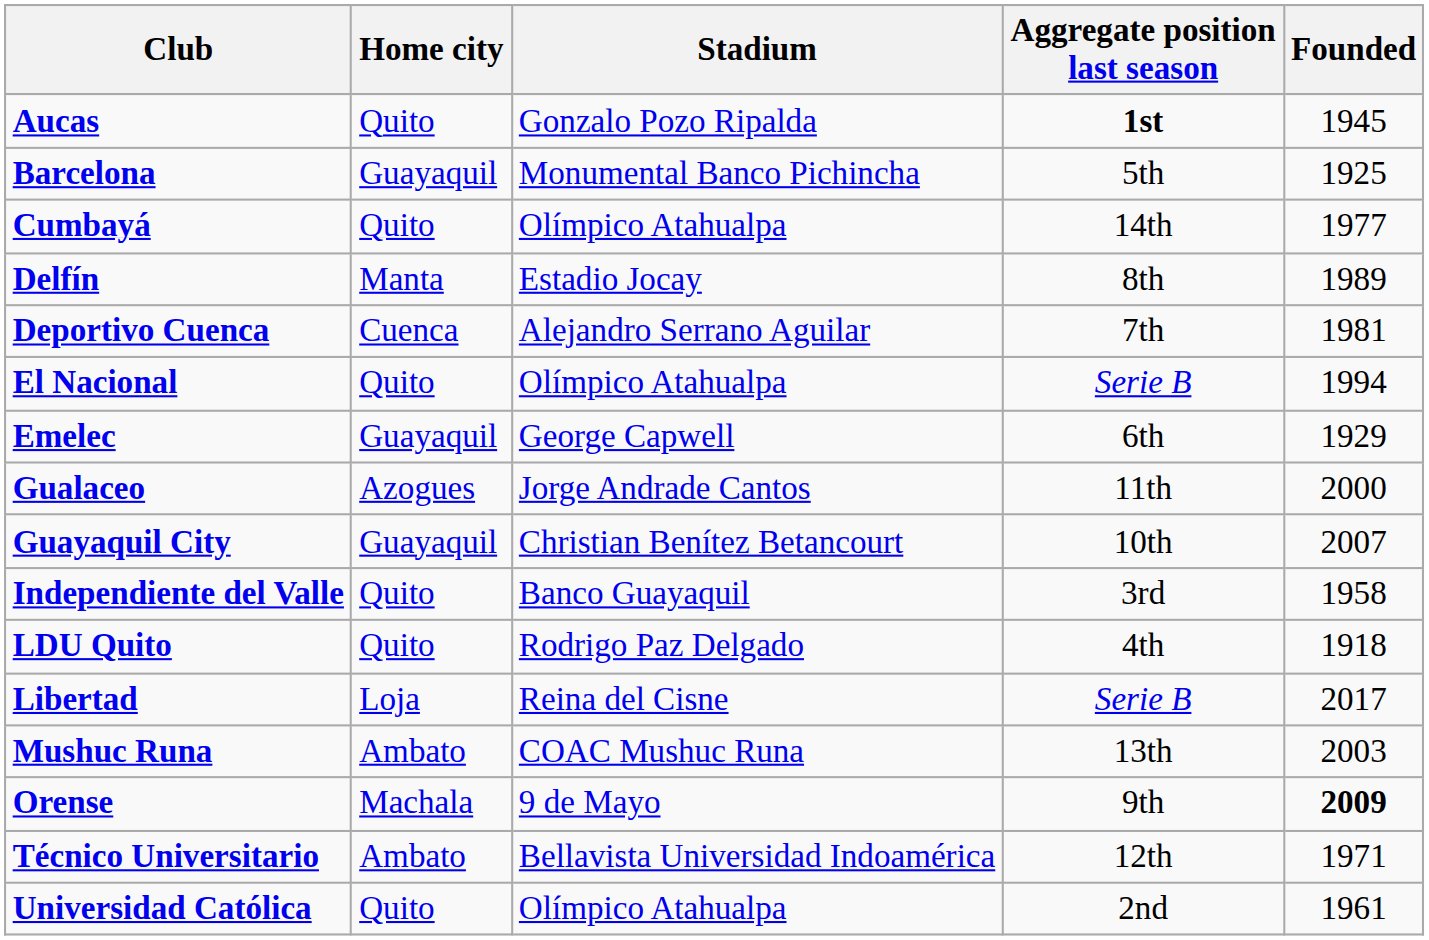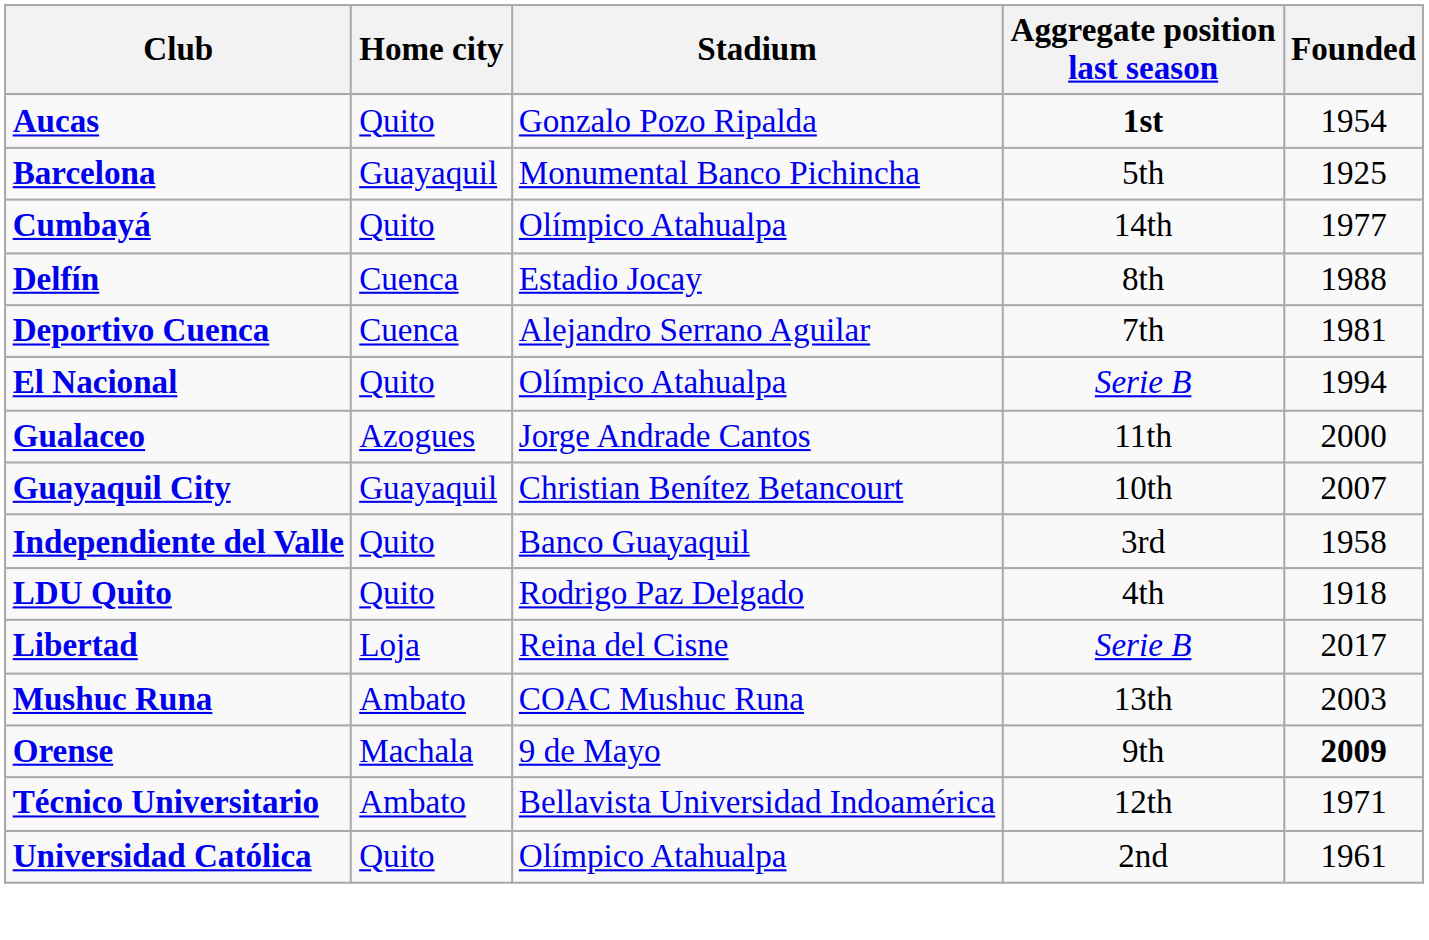(1354, 120) 1945 -> (1354, 120) 1954
(402, 278) Manta -> (409, 278) Cuenca
(1354, 278) 1989 -> (1354, 278) 1988
- row: (64, 435)
